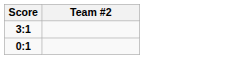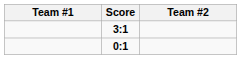+ column: (53, 12)
